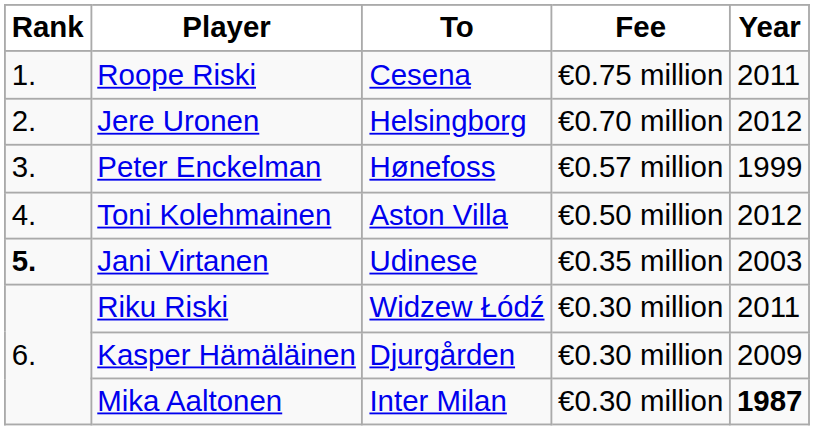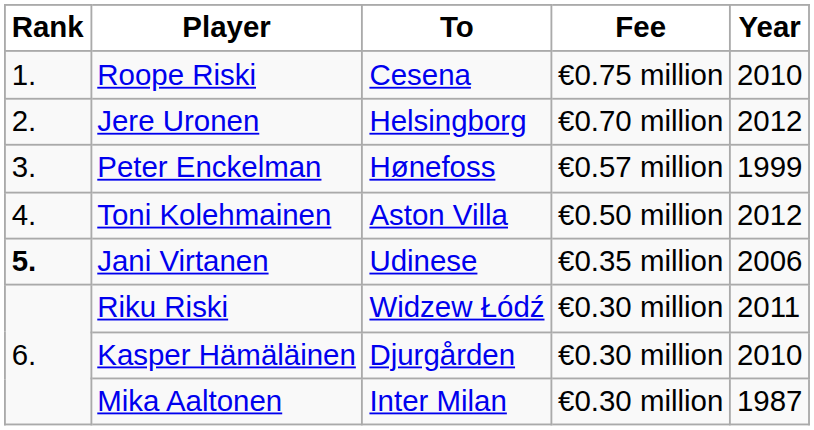(769, 74) 2011 -> (770, 74) 2010
(770, 261) 2003 -> (770, 261) 2006
(770, 354) 2009 -> (770, 354) 2010
(770, 401) bold -> (770, 401) normal
